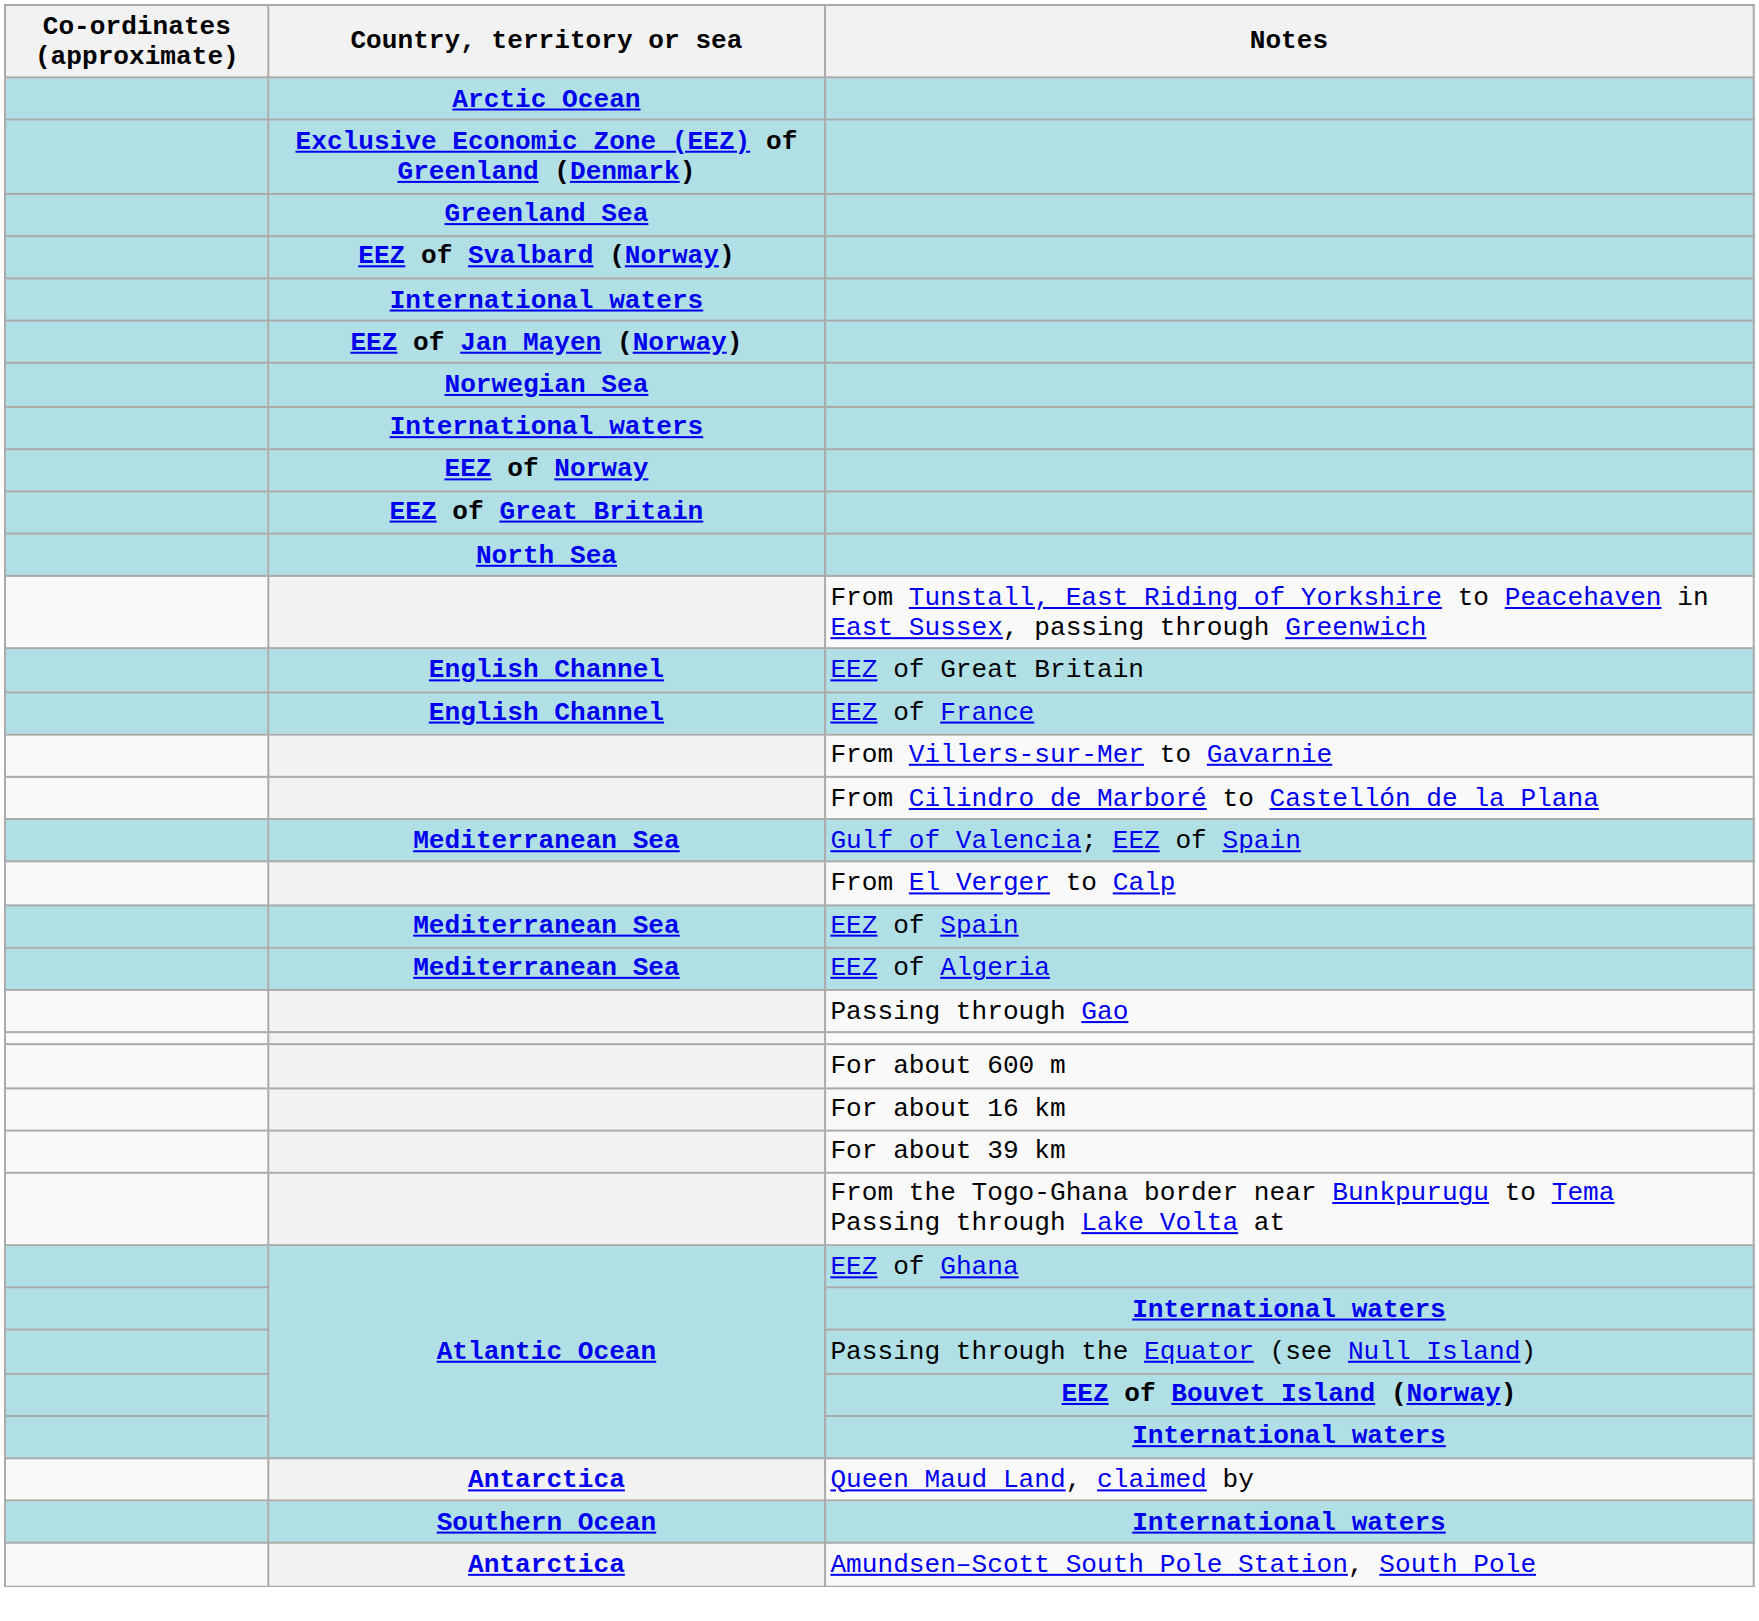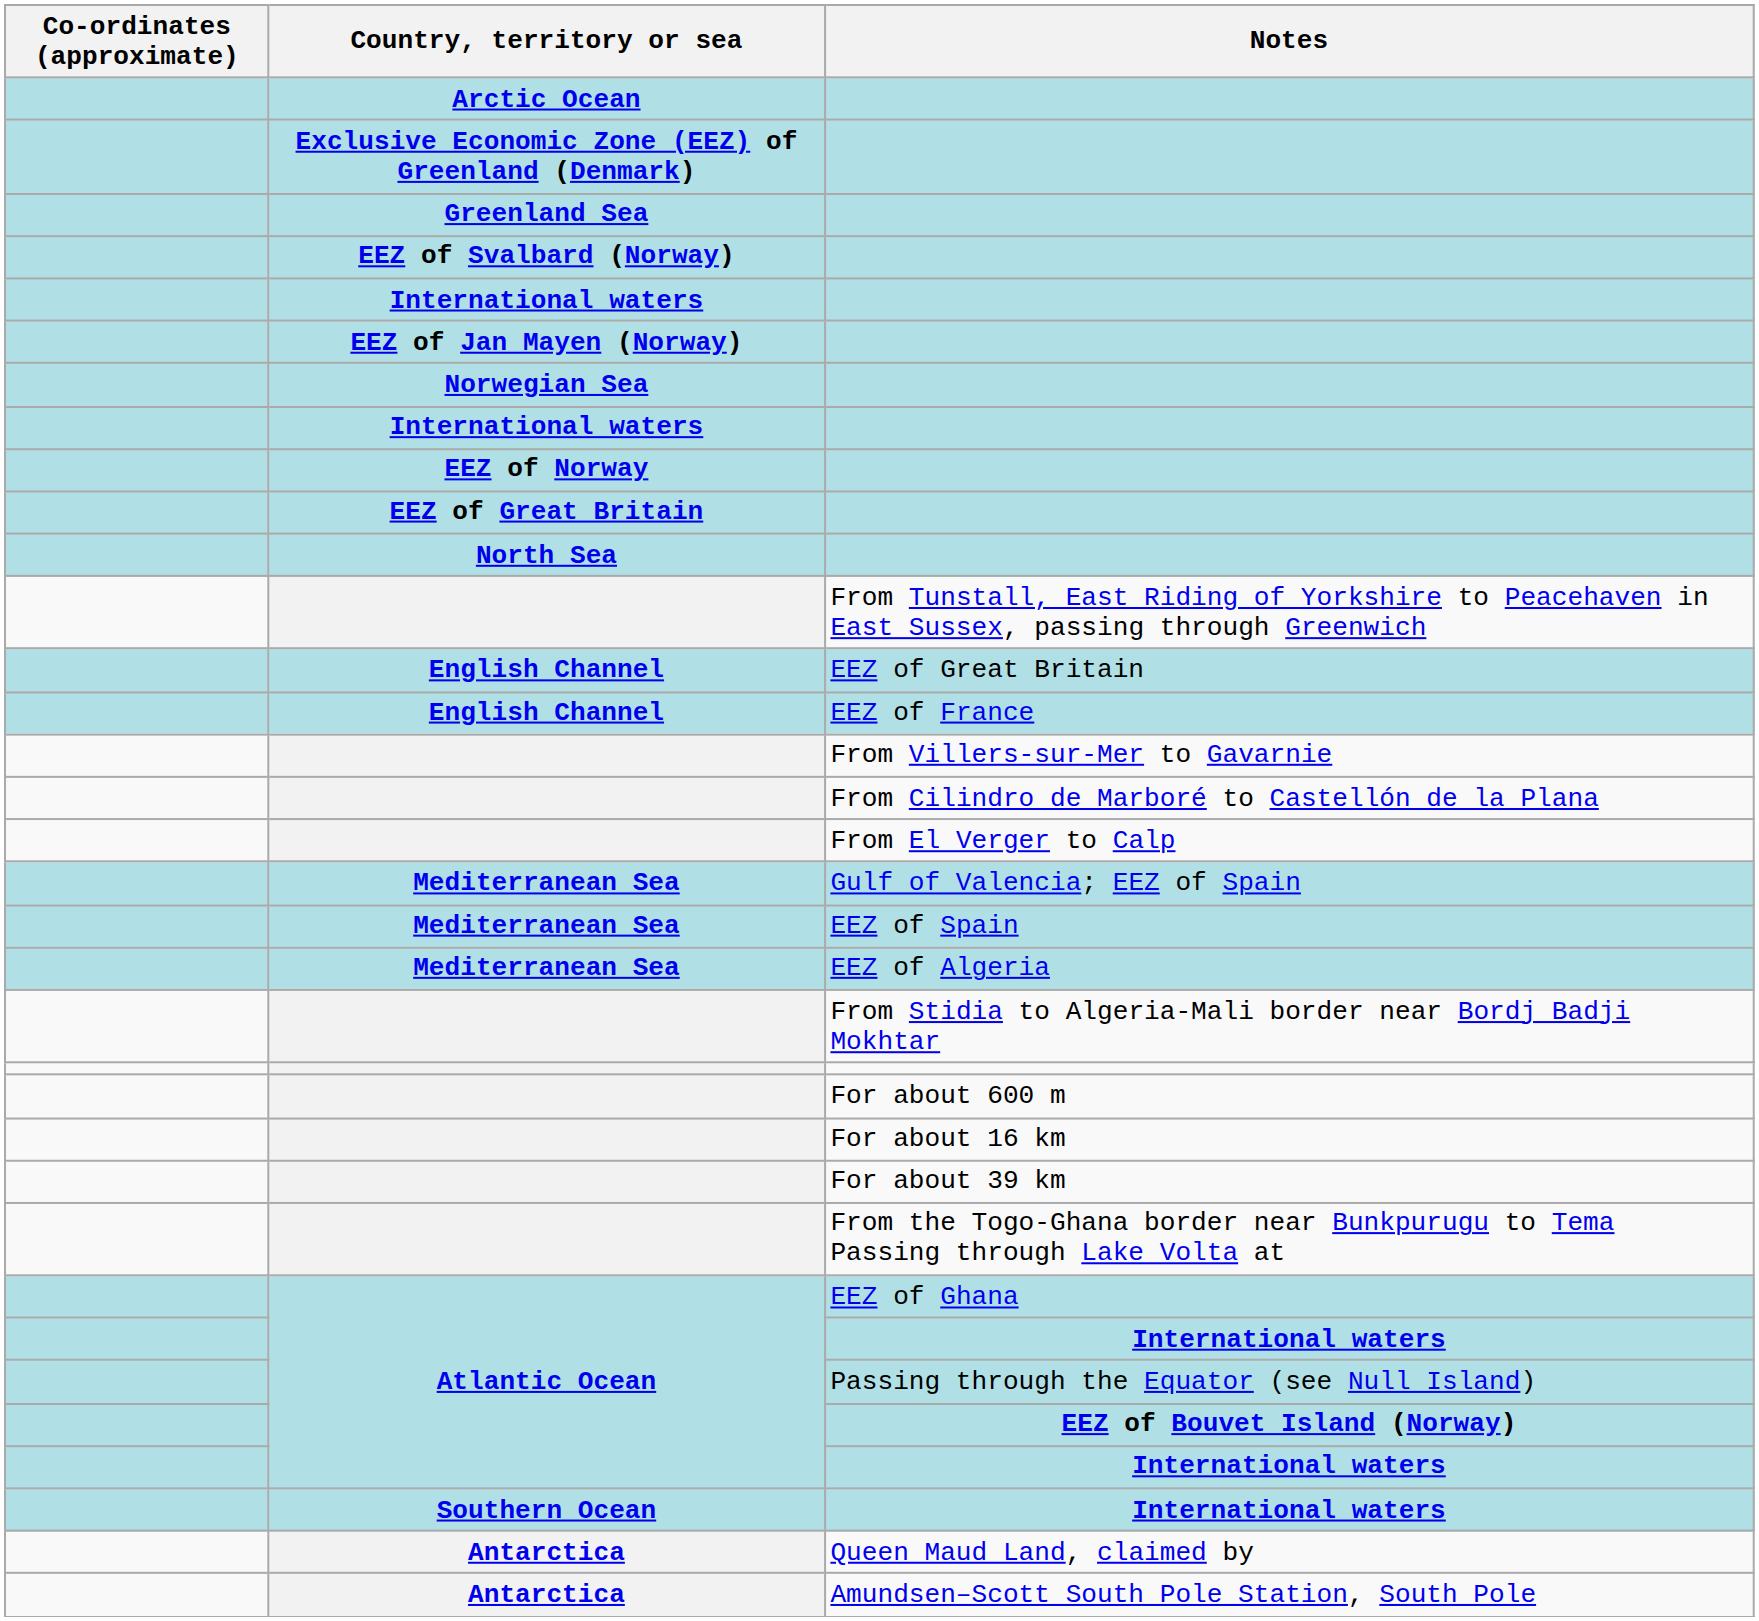rows swapped: (546, 841) <-> (546, 883)
+ row: (546, 1026)
- row: (546, 1011)
rows swapped: (546, 1522) <-> (546, 1480)
